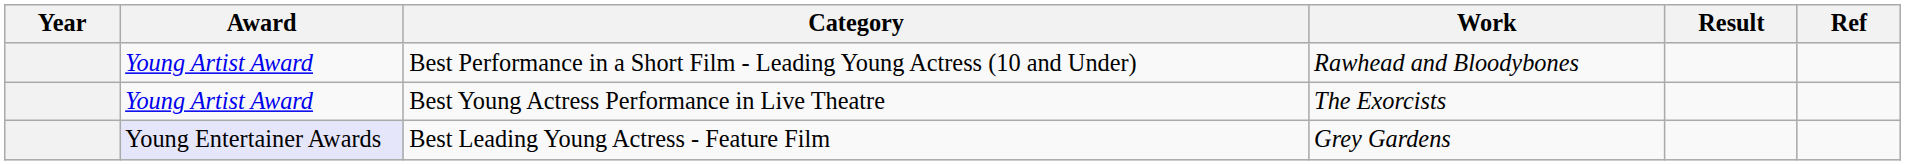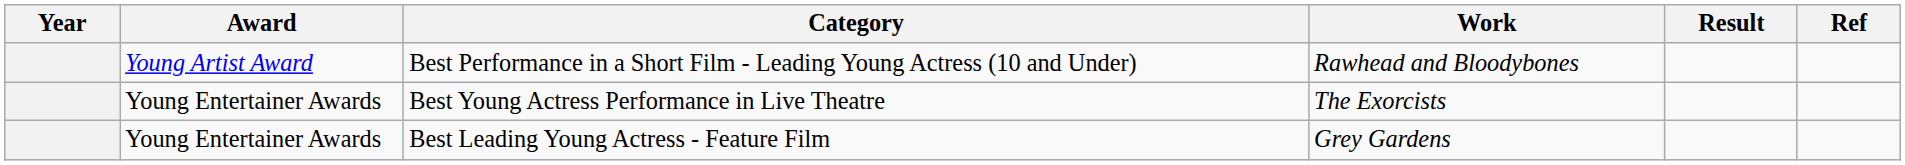(219, 100) Young Artist Award -> (253, 100) Young Entertainer Awards
(253, 139) lavender background -> (253, 139) no background
